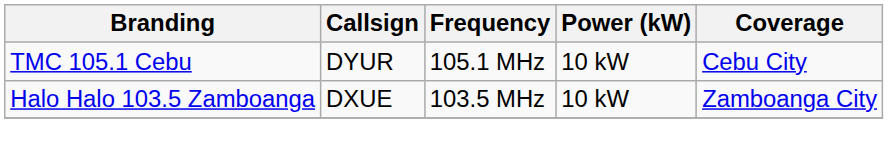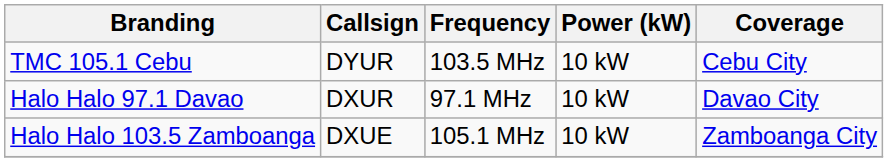(487, 61) 105.1 MHz -> (487, 61) 103.5 MHz
+ row: (127, 99)
(487, 99) 103.5 MHz -> (487, 136) 105.1 MHz
